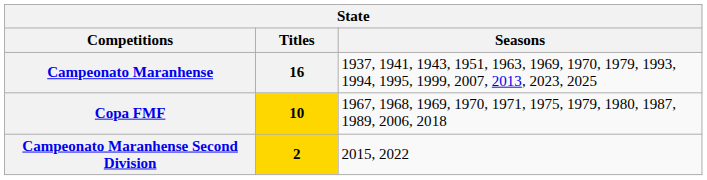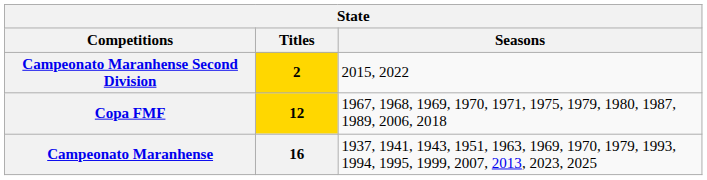rows swapped: (130, 72) <-> (130, 154)
(297, 113) 10 -> (297, 113) 12
